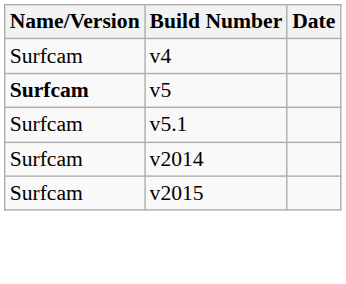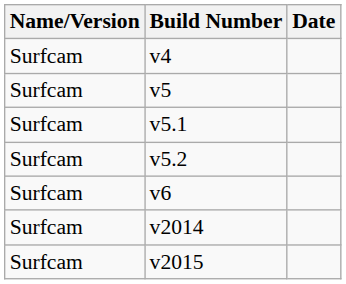(49, 90) bold -> (46, 90) normal
+ row: (169, 158)
+ row: (160, 192)
